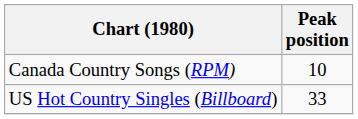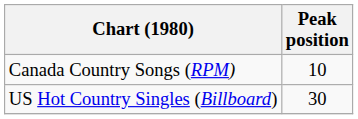(317, 98) 33 -> (317, 98) 30
